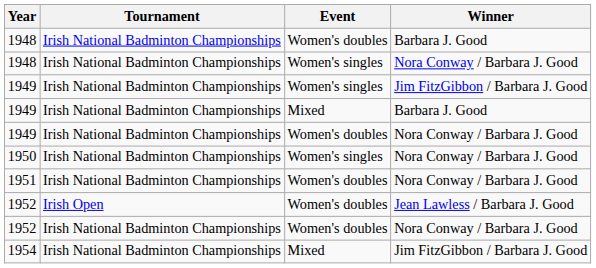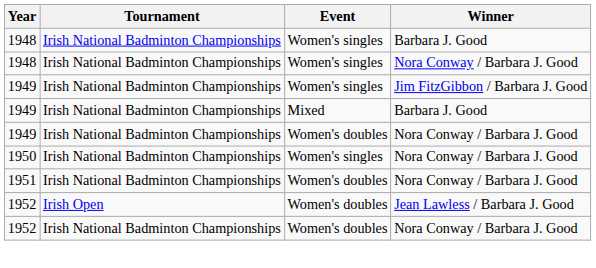(338, 40) Women's doubles -> (335, 40) Women's singles
- row: (22, 251)
